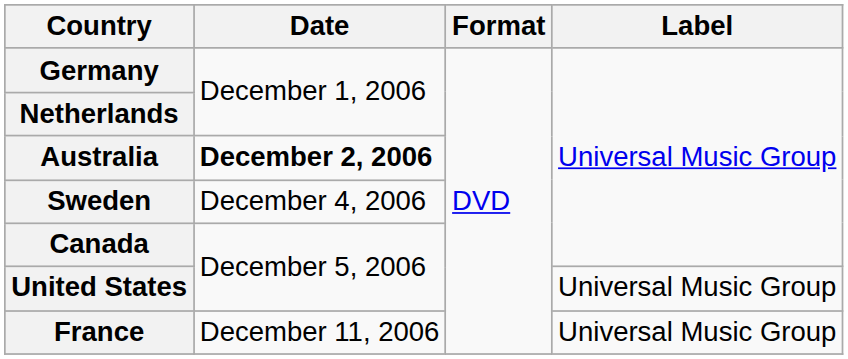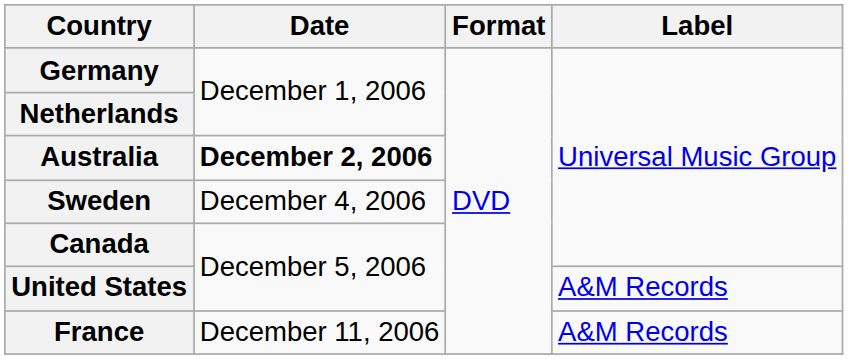(697, 288) Universal Music Group -> (643, 288) A&M Records
(697, 331) Universal Music Group -> (643, 331) A&M Records
